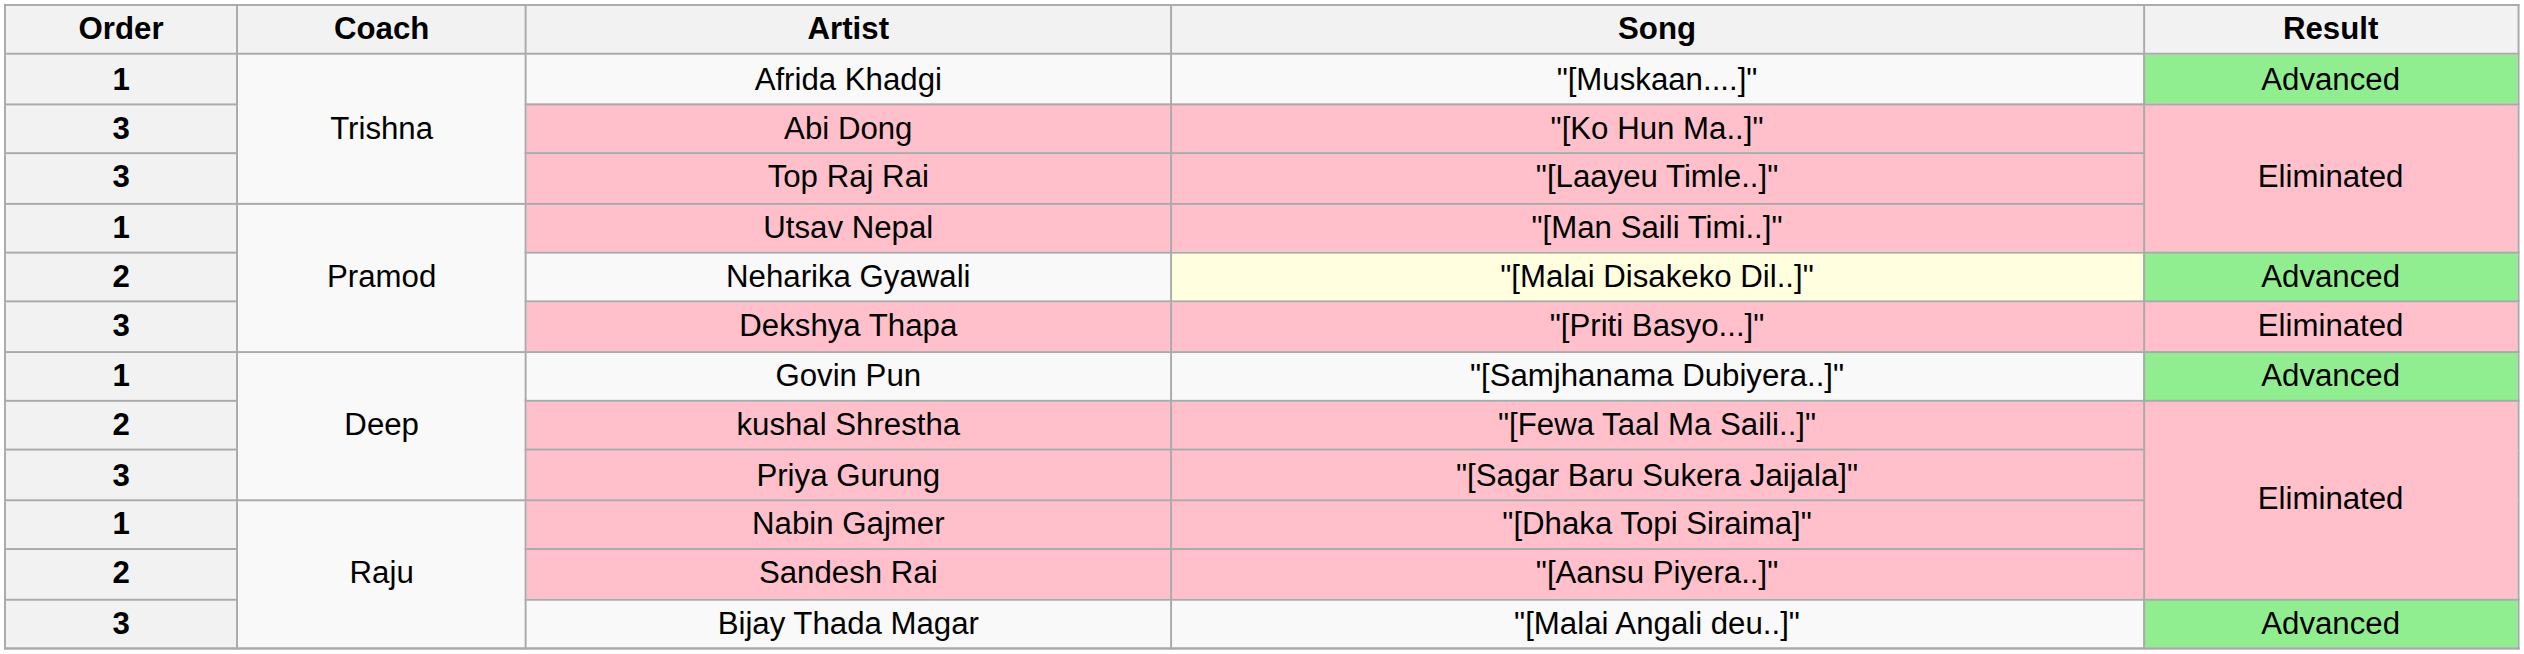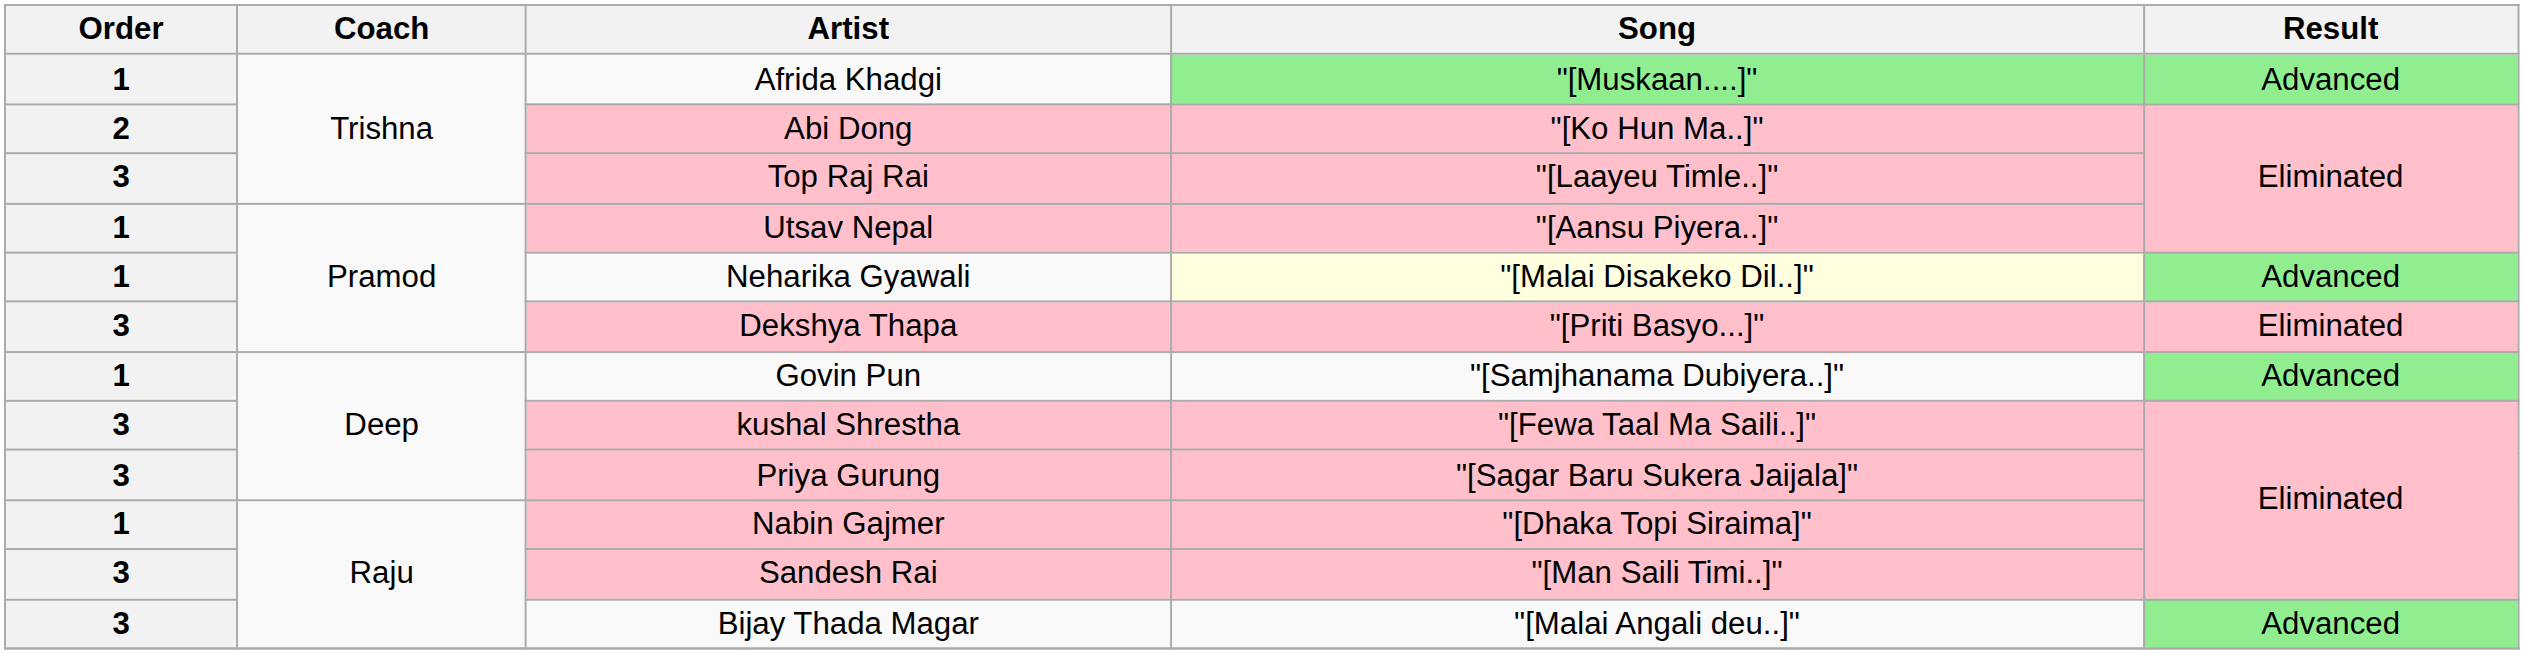(1657, 78) no background -> (1657, 78) lightgreen background
(121, 128) 3 -> (121, 128) 2
(1657, 227) "[Man Saili Timi..]" -> (1657, 227) "[Aansu Piyera..]"
(121, 276) 2 -> (121, 276) 1
(121, 425) 2 -> (121, 425) 3
(121, 573) 2 -> (121, 573) 3
(1657, 573) "[Aansu Piyera..]" -> (1657, 573) "[Man Saili Timi..]"
